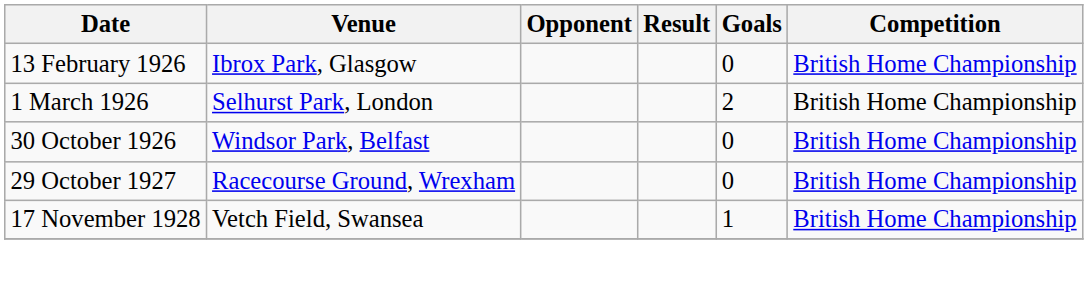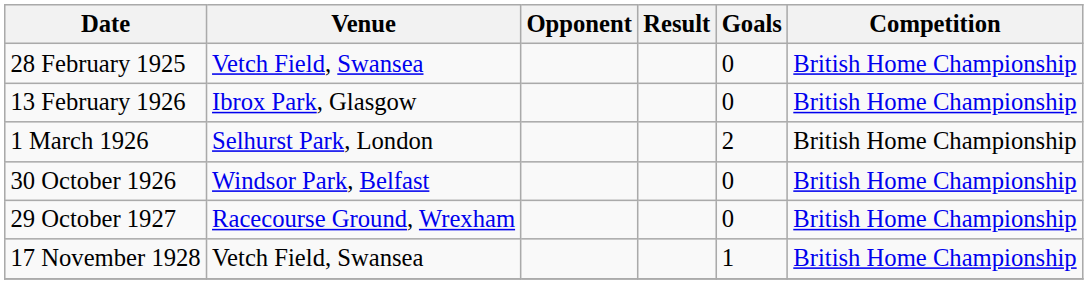+ row: (98, 63)
